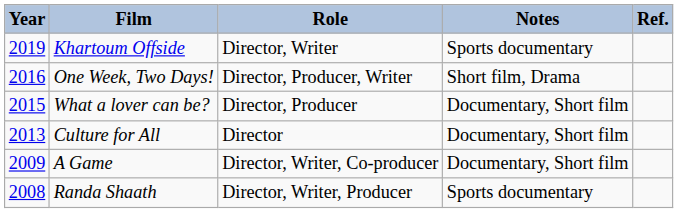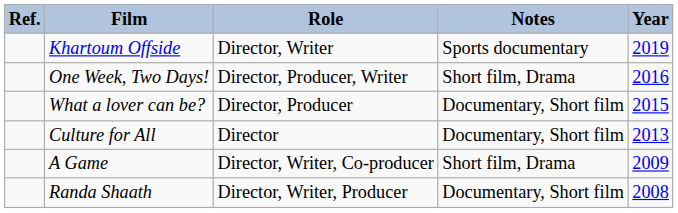columns swapped: (27, 18) <-> (653, 18)
(538, 163) Documentary, Short film -> (509, 163) Short film, Drama
(520, 192) Sports documentary -> (533, 192) Documentary, Short film
